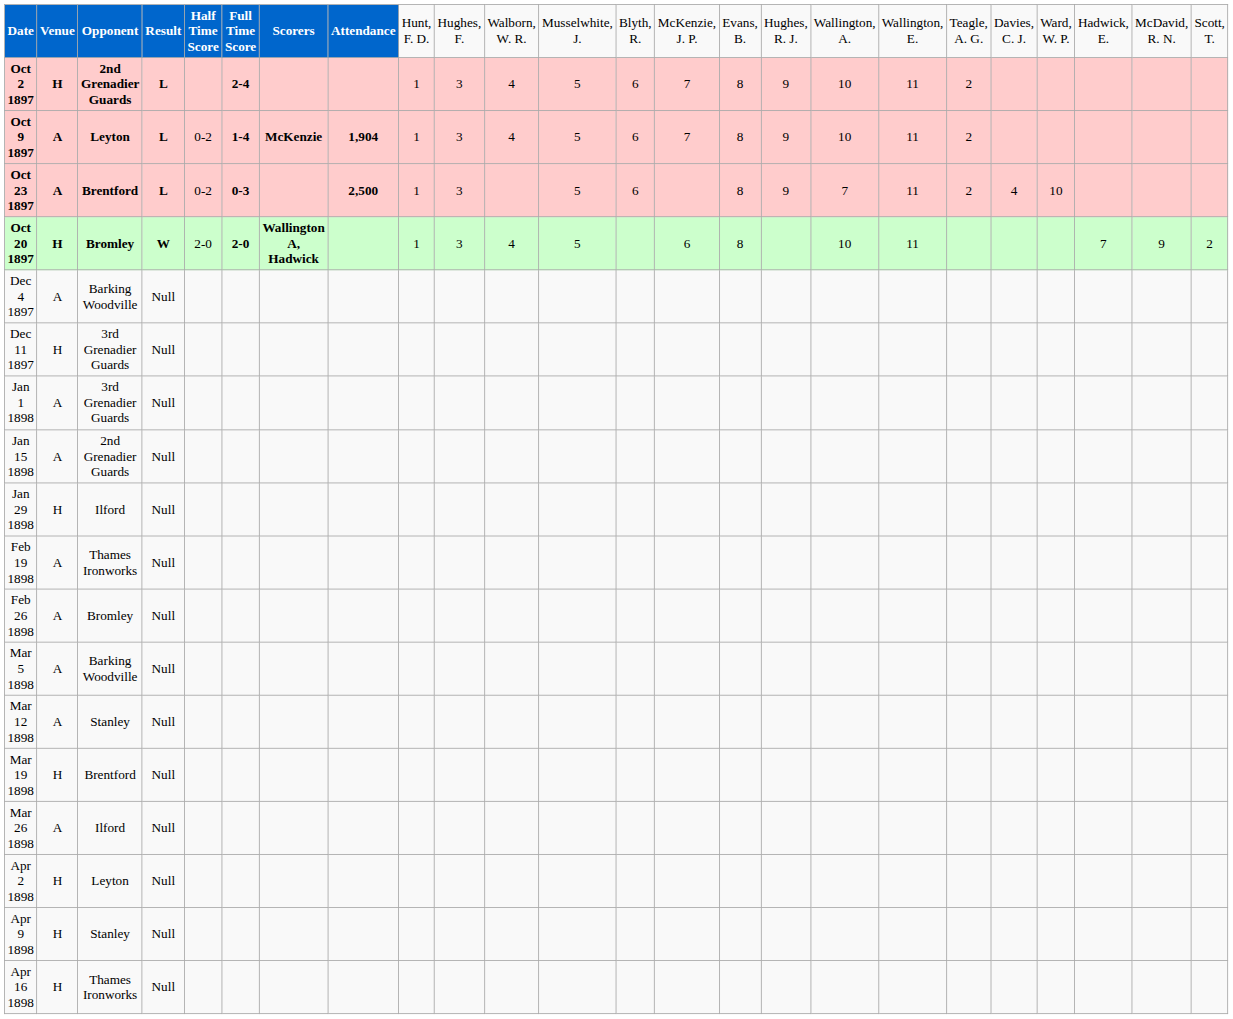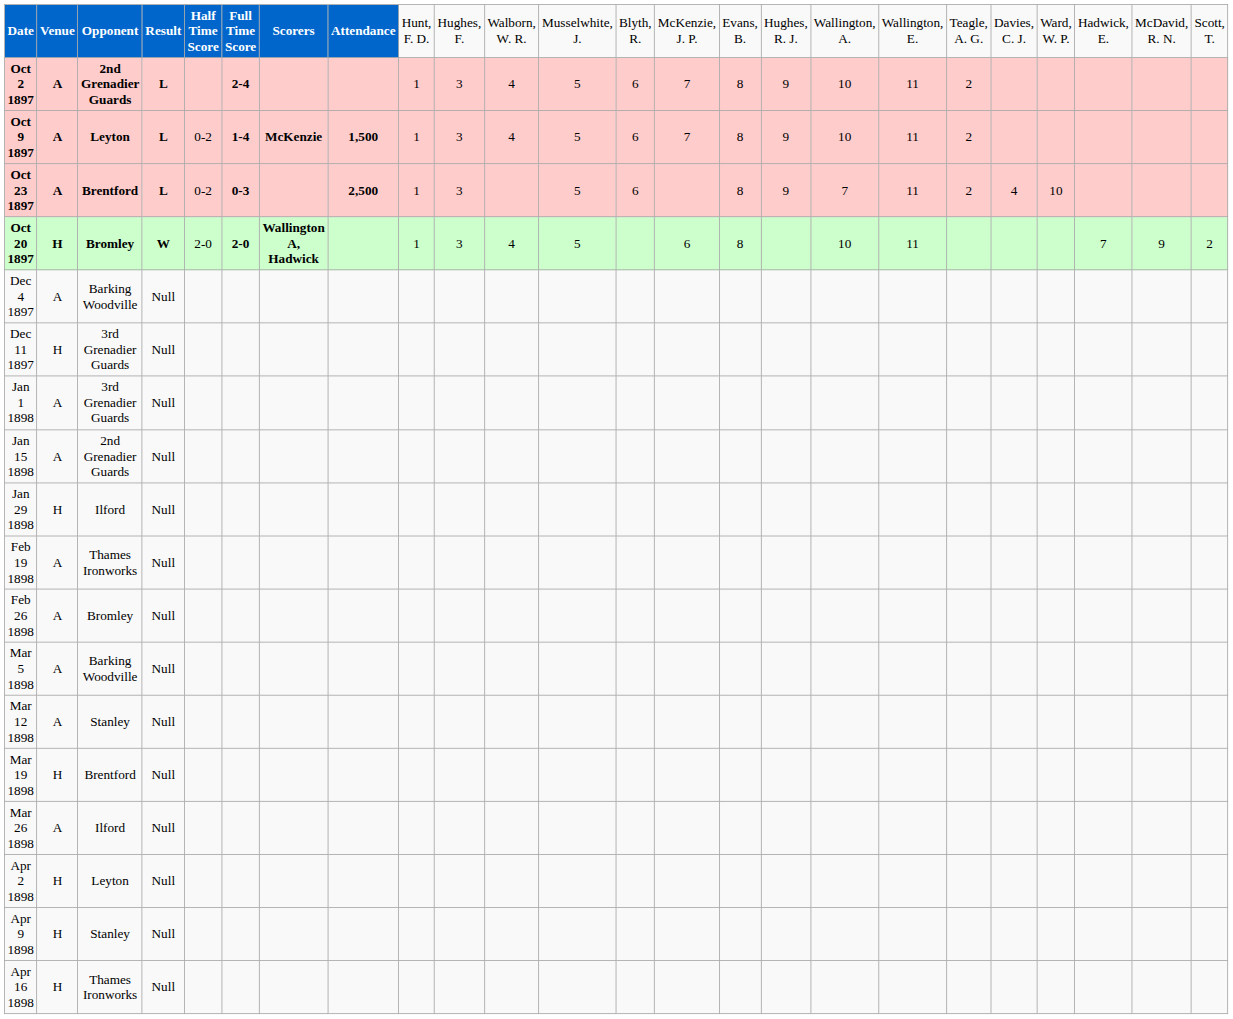(57, 84) H -> (57, 84) A
(363, 137) 1,904 -> (363, 137) 1,500
